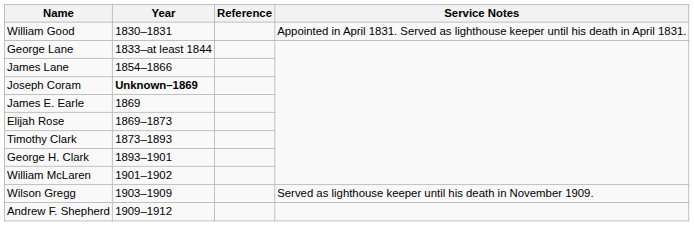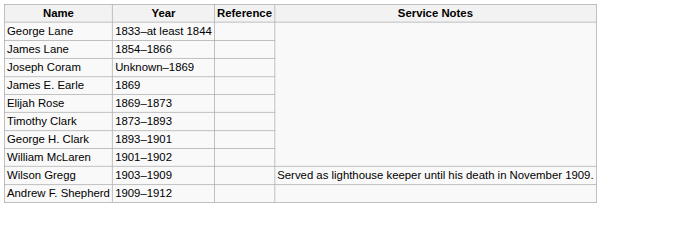- row: (41, 31)
(157, 85) bold -> (155, 67) normal
